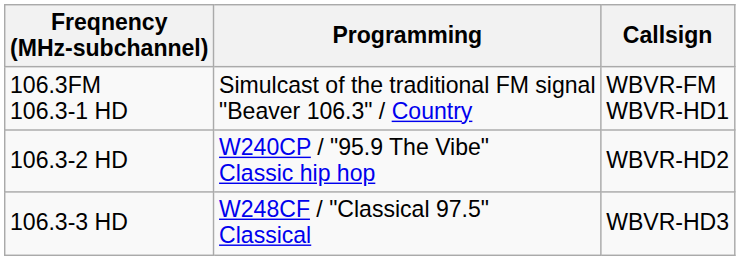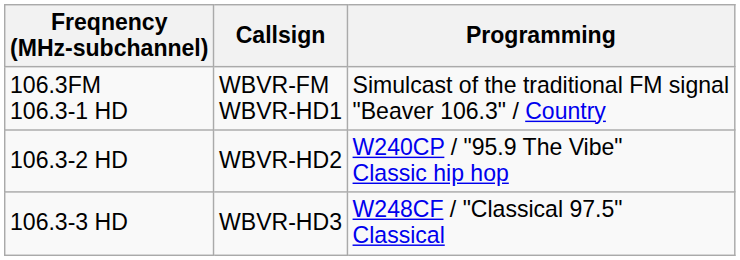columns swapped: (668, 35) <-> (407, 35)
